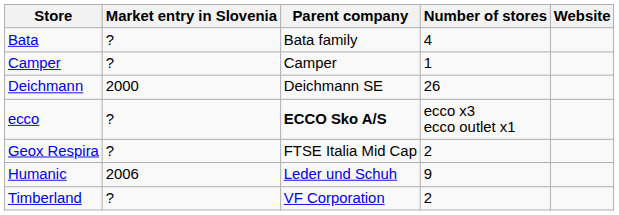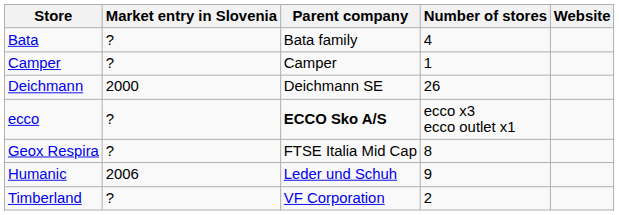(428, 151) 2 -> (428, 151) 8
